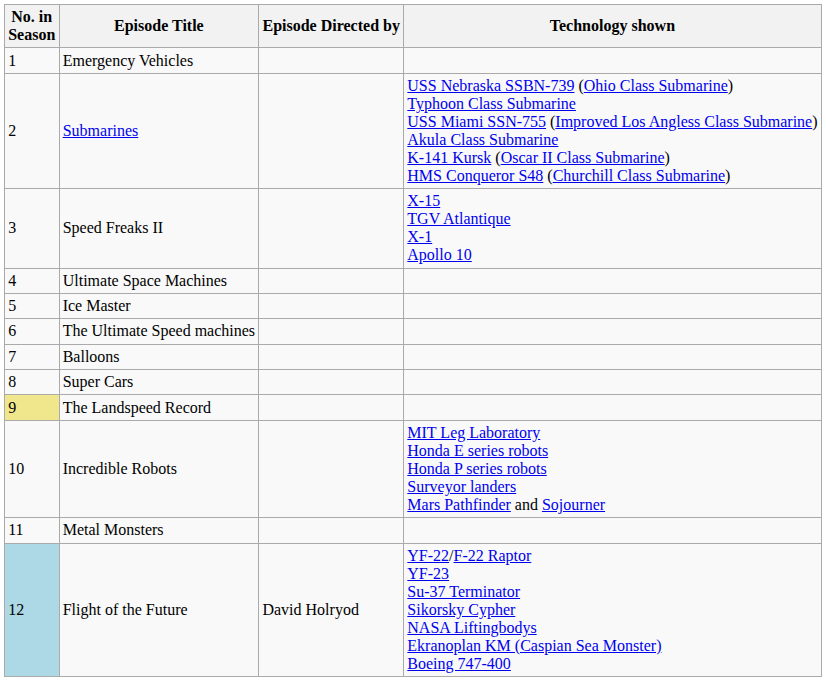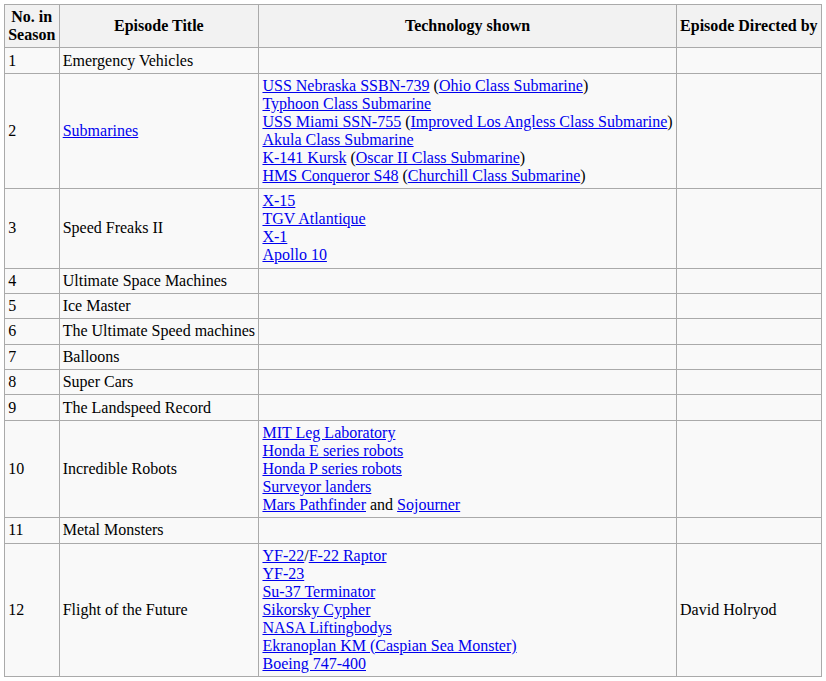columns swapped: (612, 26) <-> (331, 26)
(12, 407) khaki background -> (12, 407) no background
(16, 609) lightblue background -> (16, 609) no background
